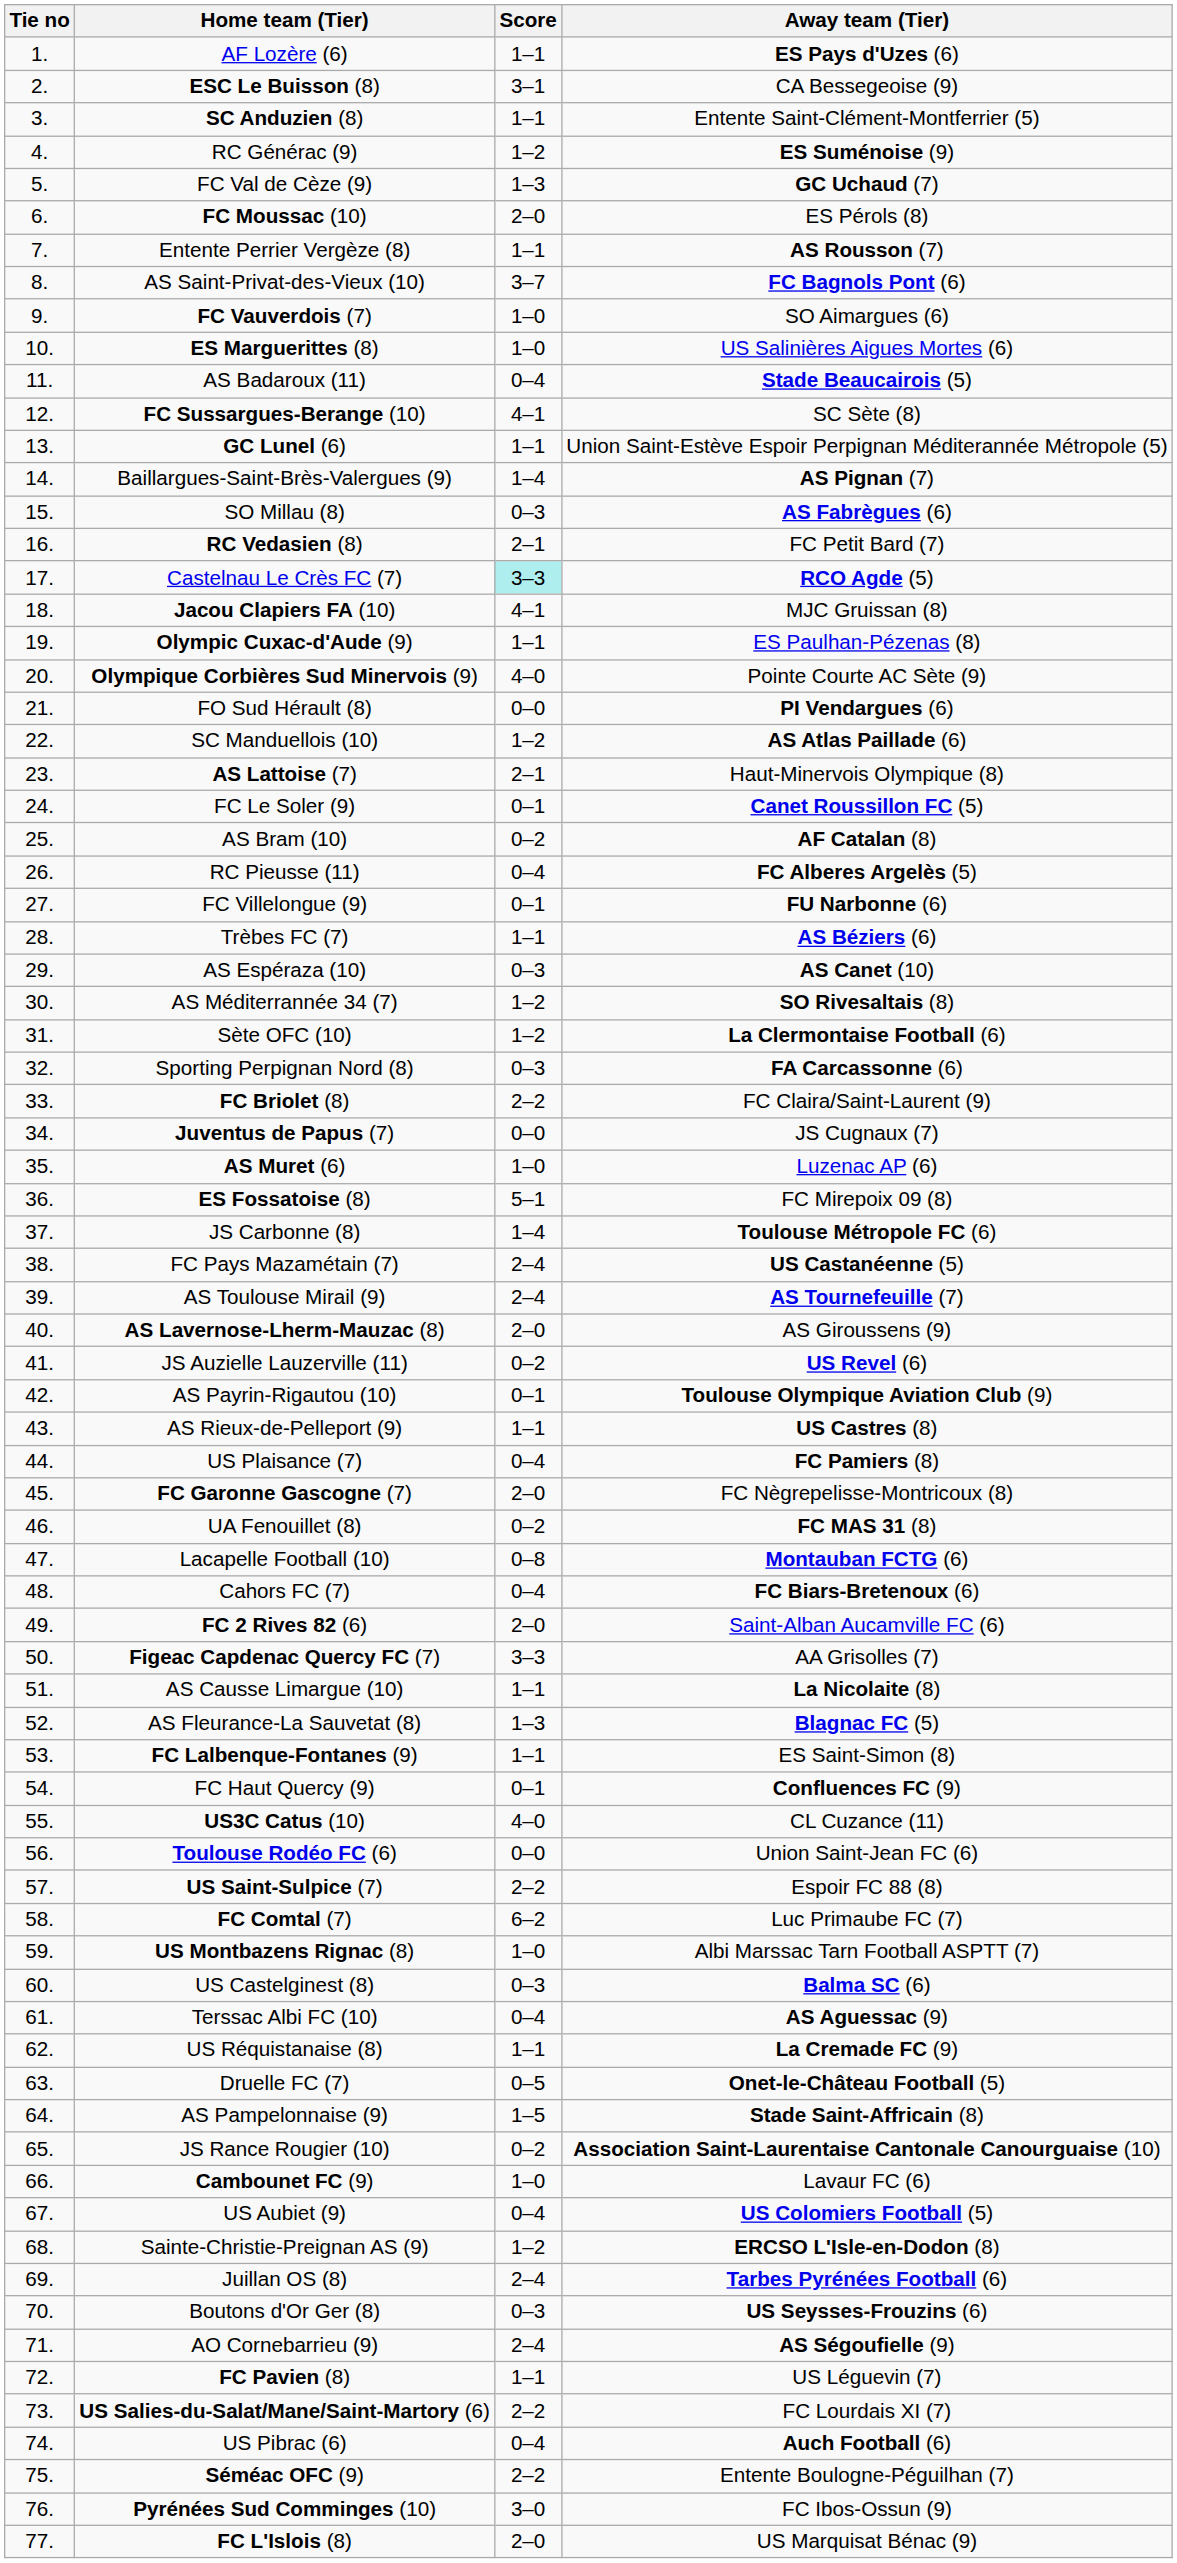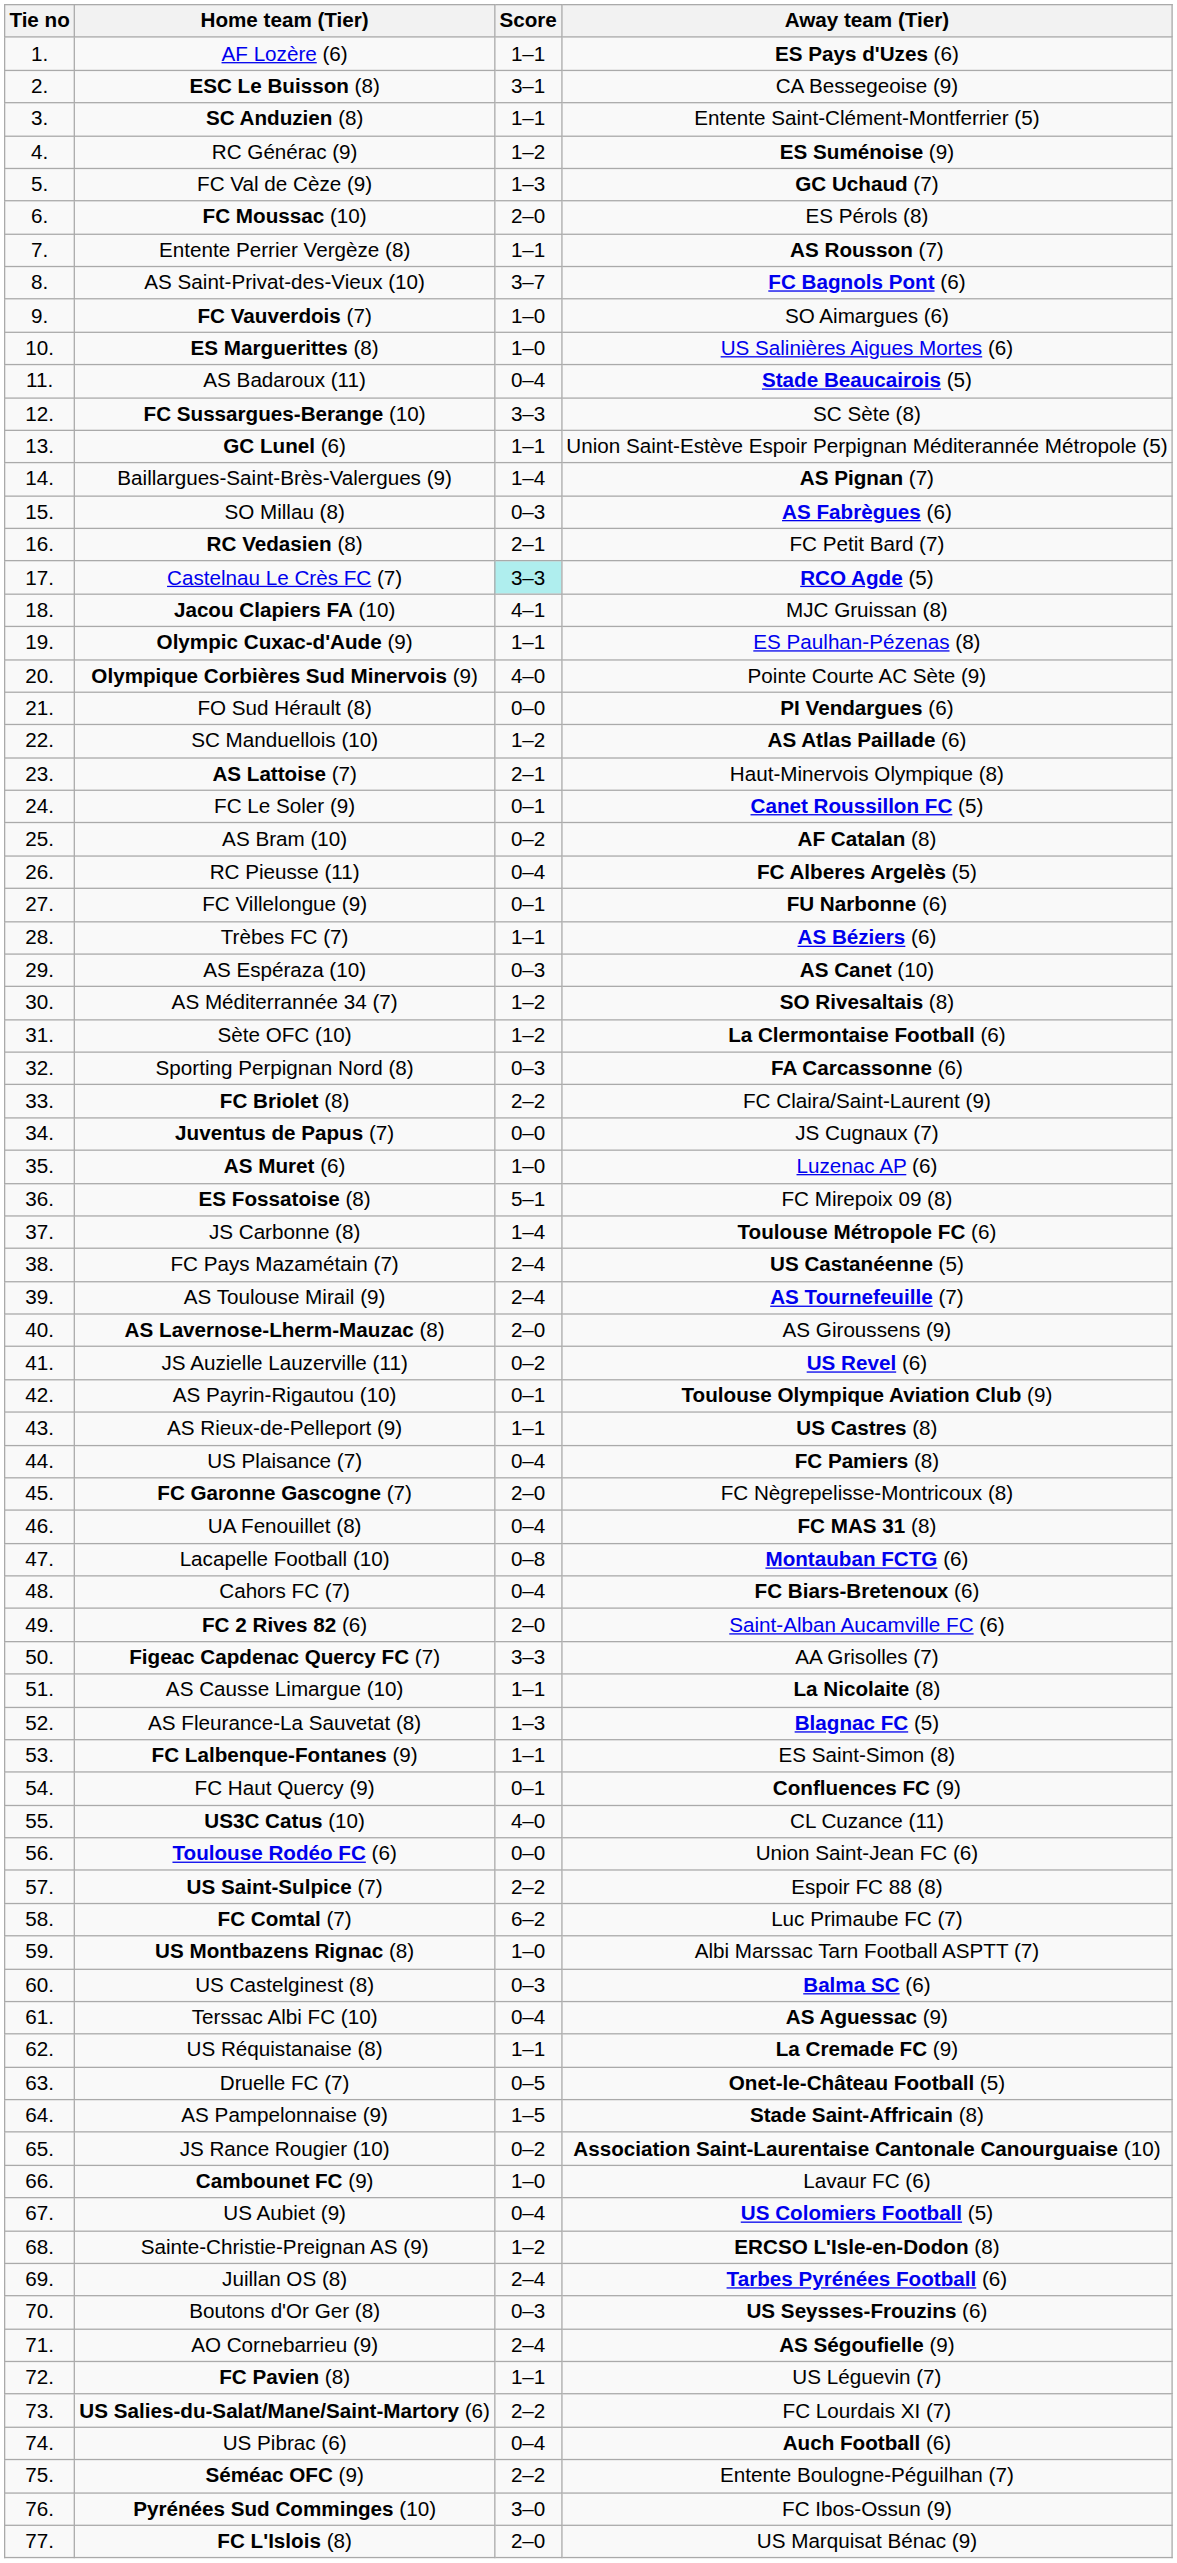(528, 413) 4–1 -> (528, 413) 3–3
(528, 1526) 0–2 -> (528, 1526) 0–4
